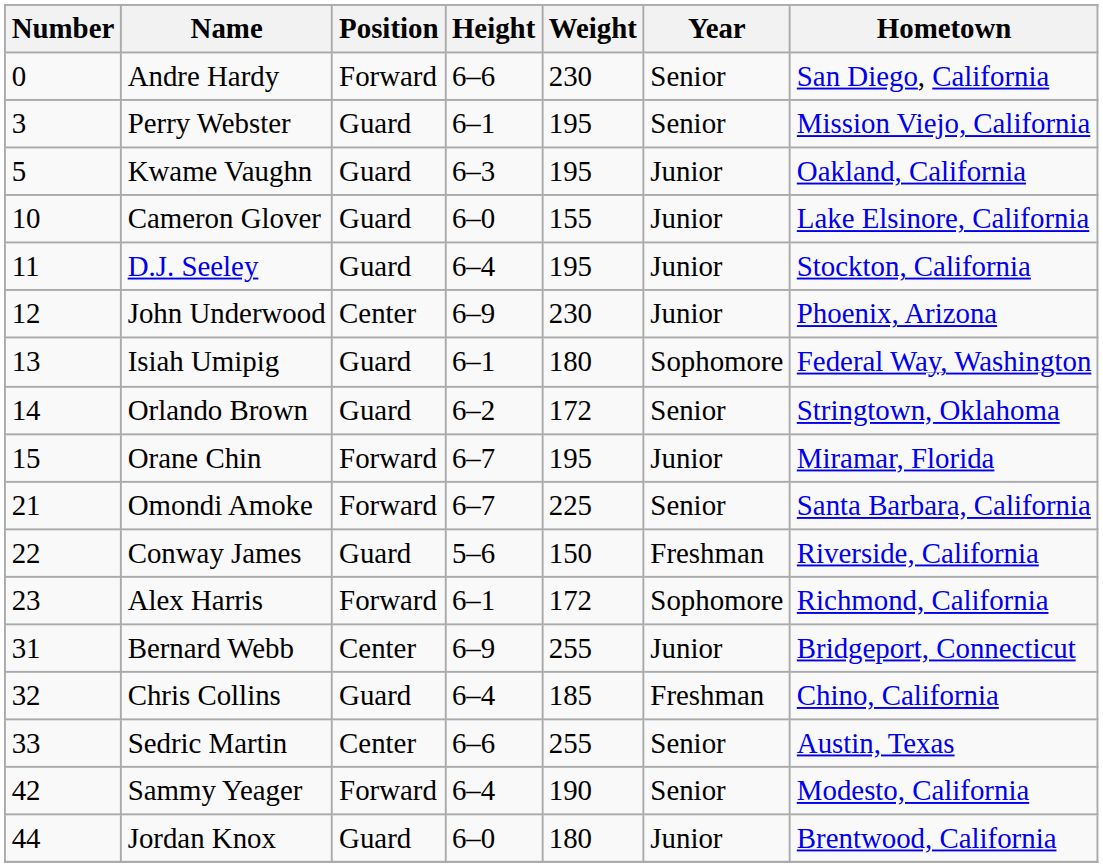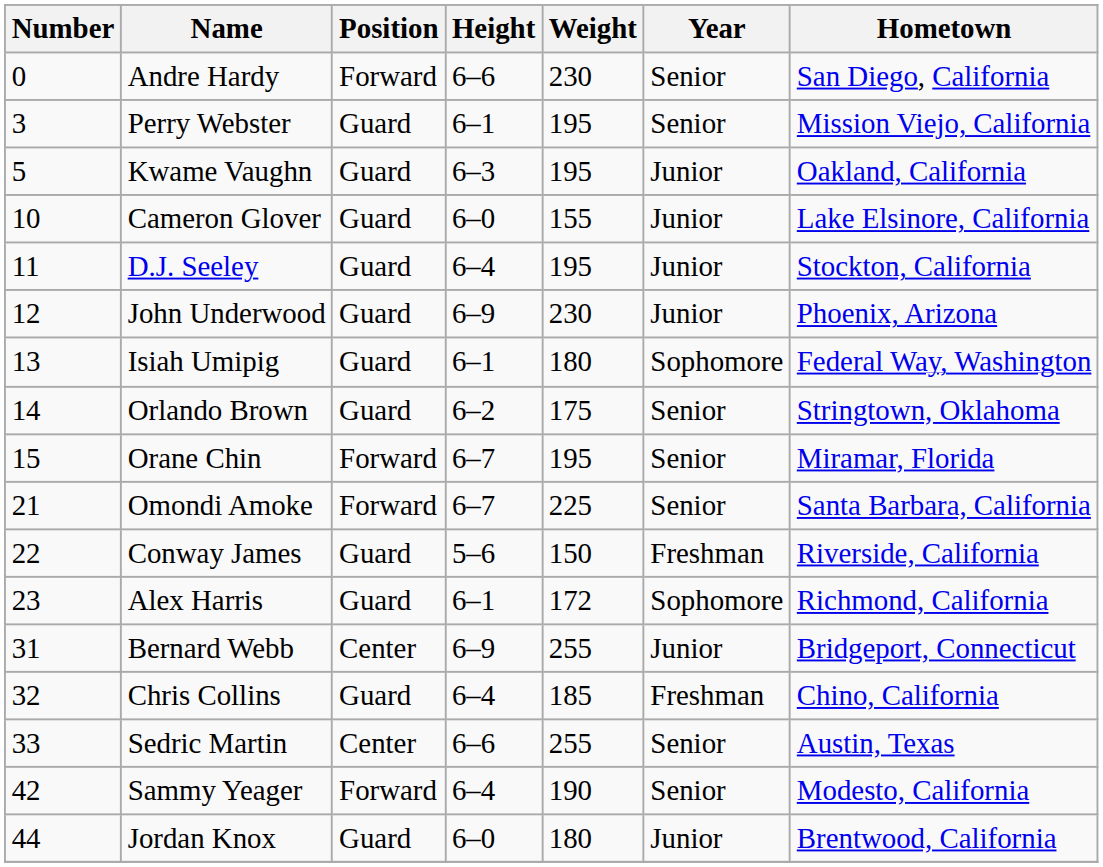(378, 314) Center -> (375, 314) Guard
(570, 409) 172 -> (570, 409) 175
(686, 457) Junior -> (688, 457) Senior
(388, 599) Forward -> (375, 599) Guard
